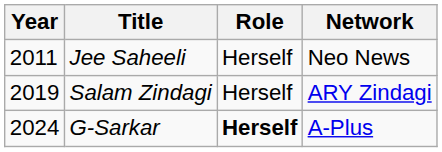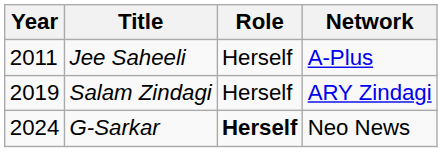(359, 57) Neo News -> (340, 57) A-Plus
(340, 127) A-Plus -> (359, 127) Neo News
